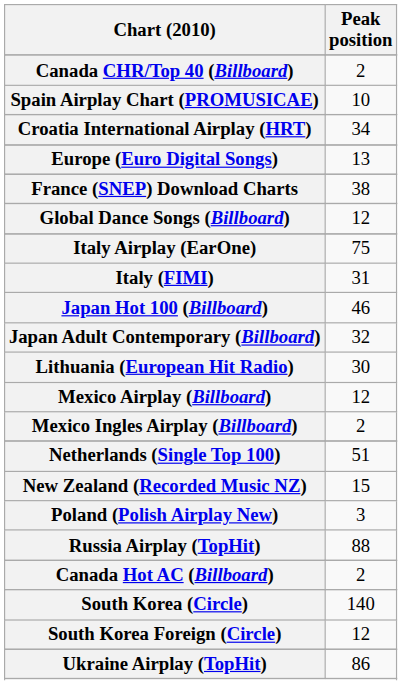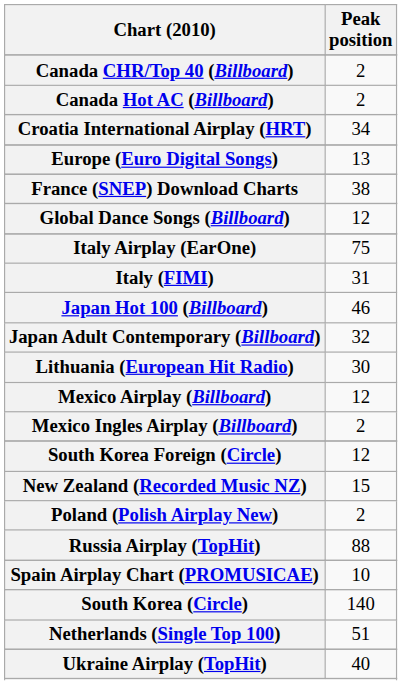rows swapped: (165, 574) <-> (165, 99)
rows swapped: (165, 456) <-> (165, 634)
(361, 515) 3 -> (361, 515) 2
(361, 663) 86 -> (361, 663) 40
